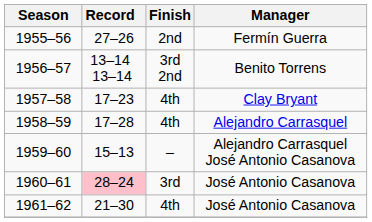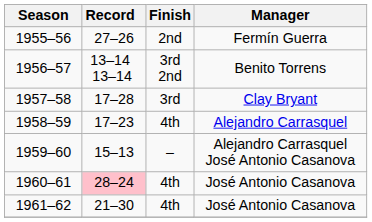(114, 99) 17–23 -> (114, 99) 17–28
(170, 99) 4th -> (170, 99) 3rd
(114, 122) 17–28 -> (114, 122) 17–23
(170, 183) 3rd -> (170, 183) 4th
